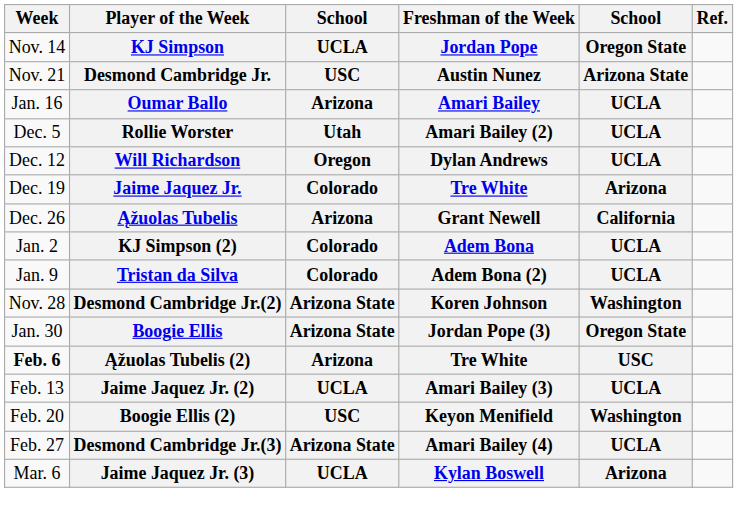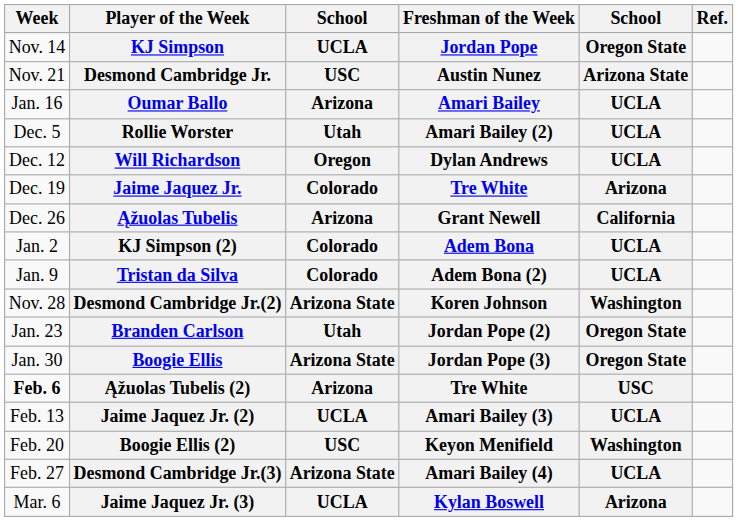+ row: (177, 331)
